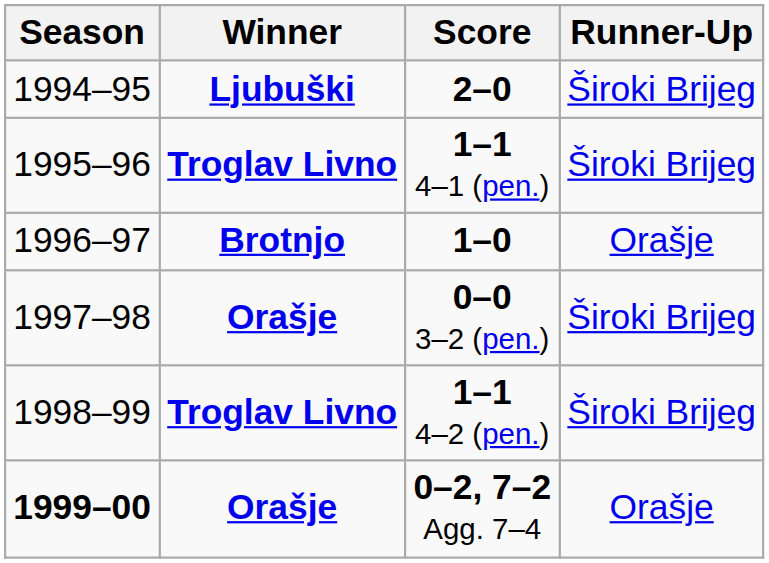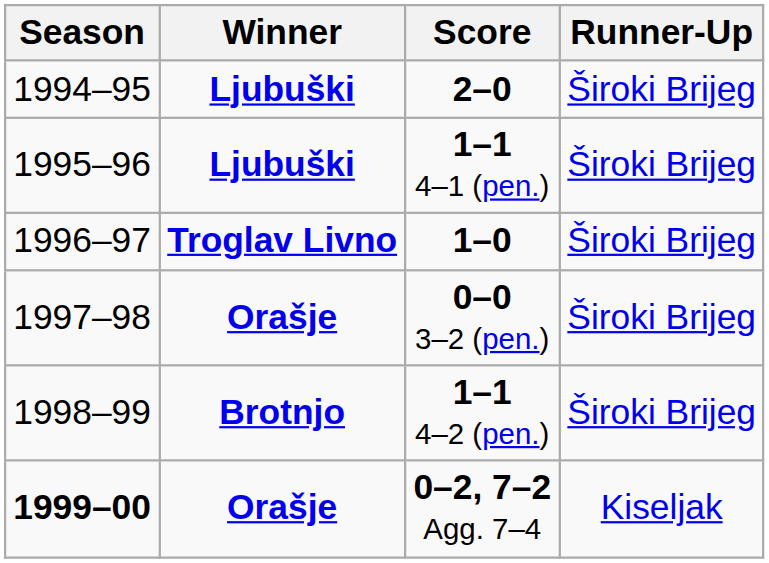(282, 164) Troglav Livno -> (282, 164) Ljubuški
(282, 240) Brotnjo -> (282, 240) Troglav Livno
(662, 240) Orašje -> (662, 240) Široki Brijeg
(282, 412) Troglav Livno -> (282, 412) Brotnjo
(662, 508) Orašje -> (662, 508) Kiseljak
